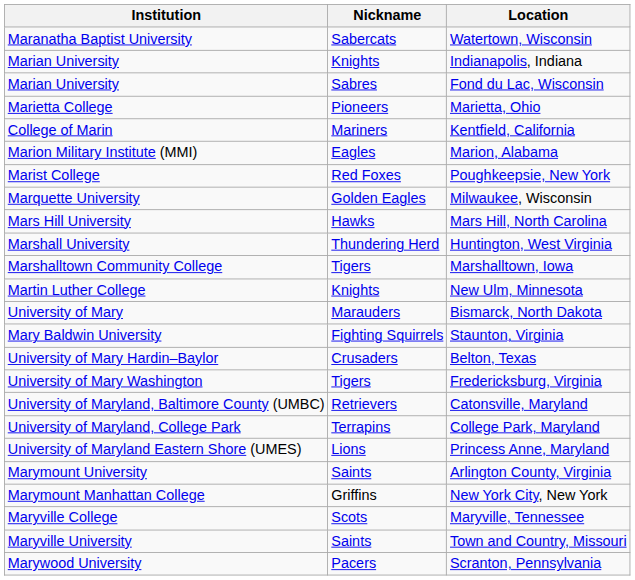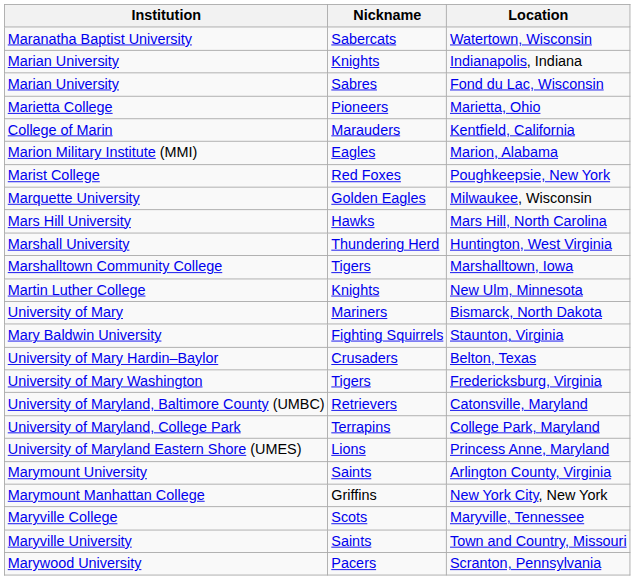(359, 130) Mariners -> (366, 130) Marauders
(366, 312) Marauders -> (359, 312) Mariners
